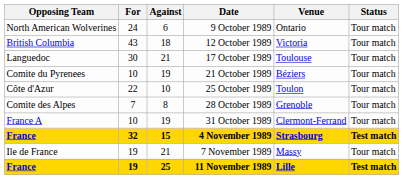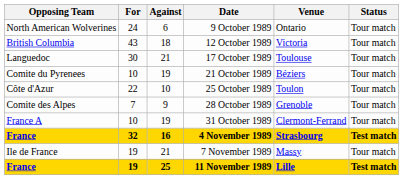(166, 105) 8 -> (166, 105) 9
(166, 136) 15 -> (166, 136) 16
